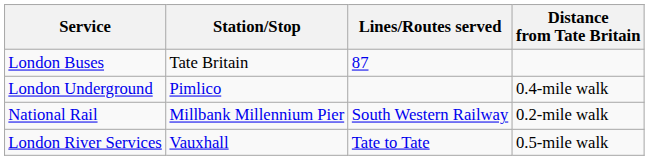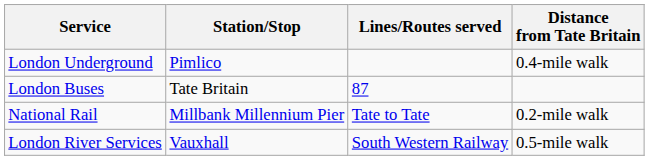rows swapped: (56, 62) <-> (81, 89)
(430, 115) South Western Railway -> (391, 115) Tate to Tate
(391, 141) Tate to Tate -> (430, 141) South Western Railway
